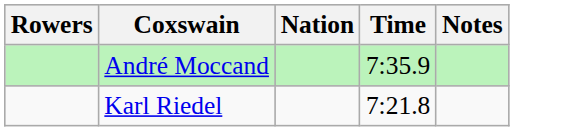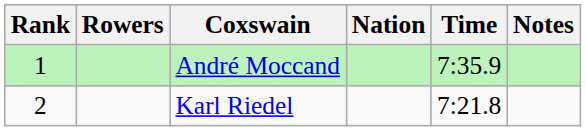+ column: (40, 24)
